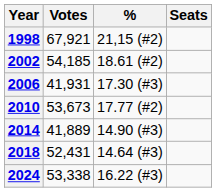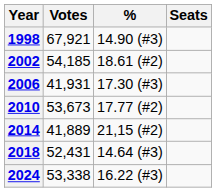(130, 38) 21,15 (#2) -> (130, 38) 14.90 (#3)
(130, 130) 14.90 (#3) -> (130, 130) 21,15 (#2)
